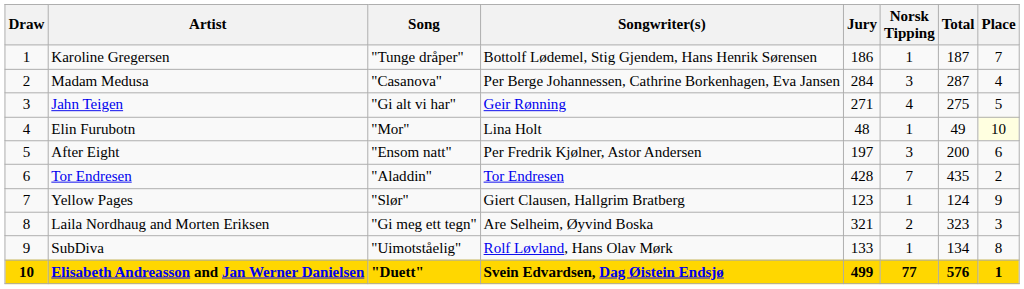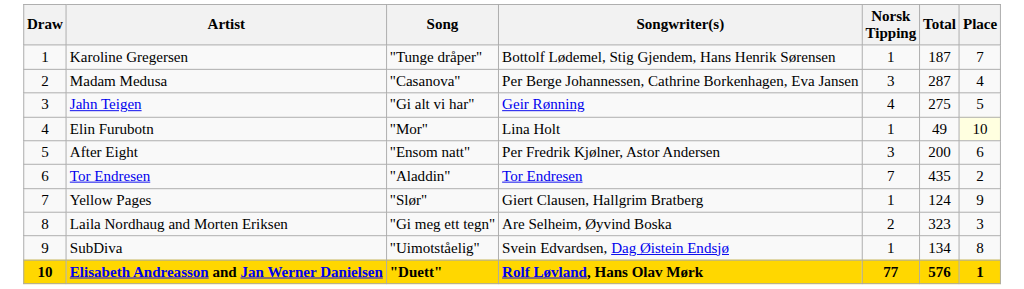- column: (862, 24)
(578, 248) Rolf Løvland, Hans Olav Mørk -> (616, 248) Svein Edvardsen, Dag Øistein Endsjø
(604, 271) Svein Edvardsen, Dag Øistein Endsjø -> (603, 271) Rolf Løvland, Hans Olav Mørk
